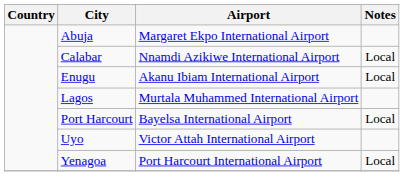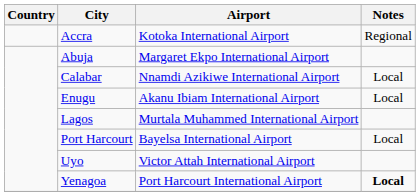+ row: (77, 35)
(380, 160) normal -> (388, 181) bold
